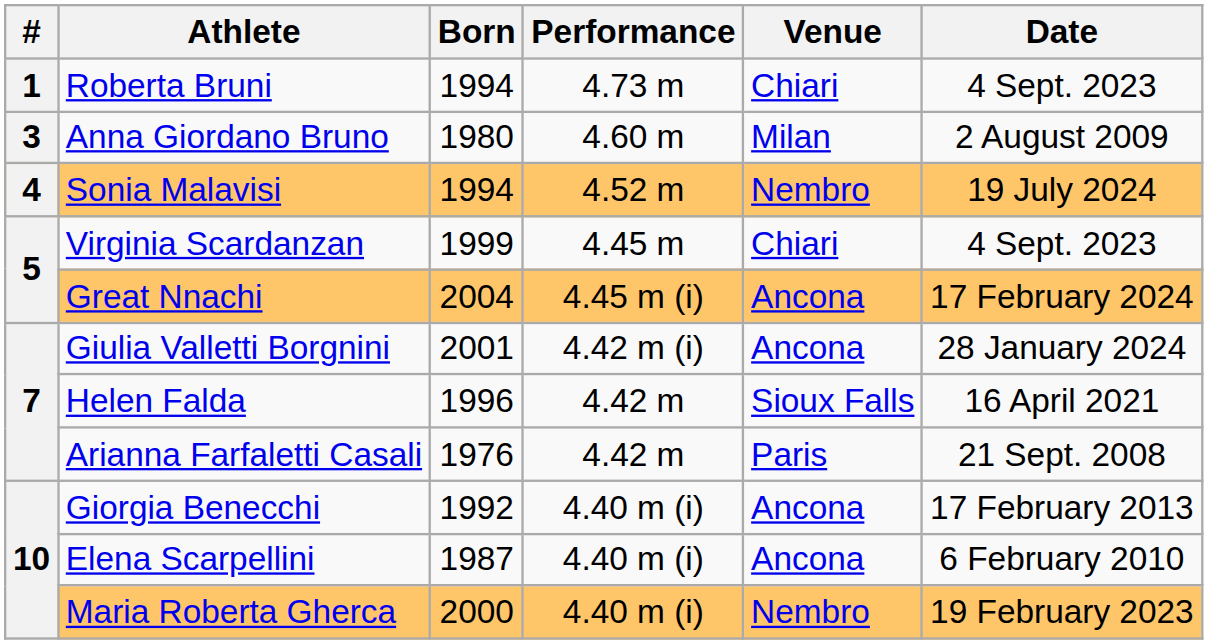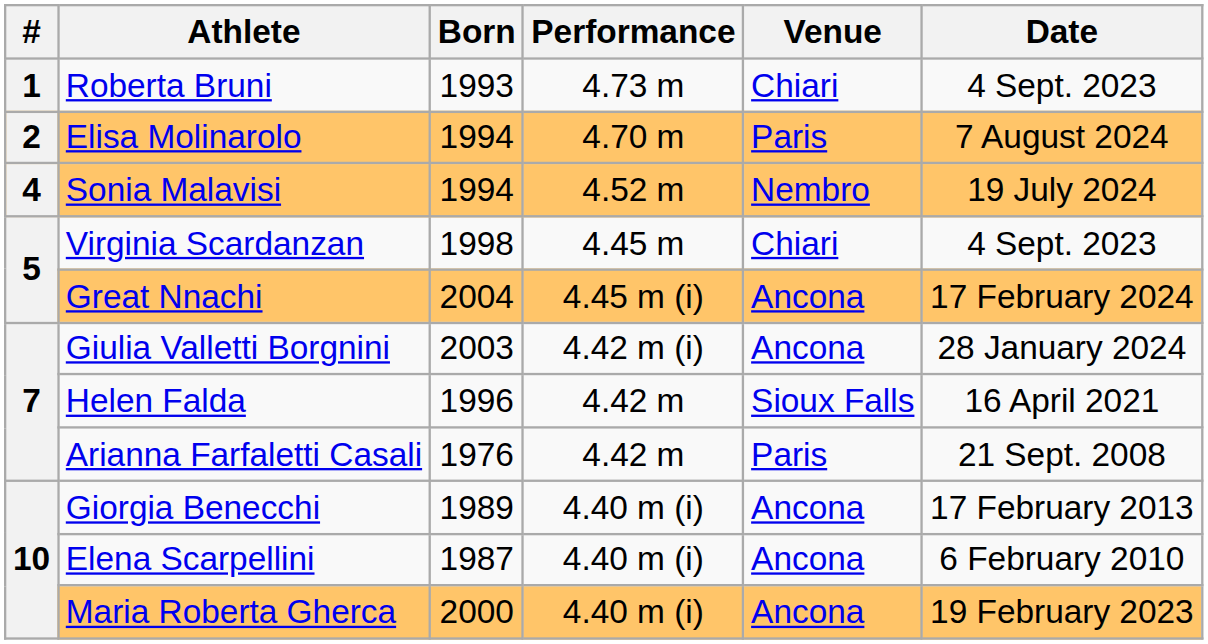(477, 85) 1994 -> (477, 85) 1993
+ row: (184, 138)
- row: (227, 138)
(477, 243) 1999 -> (477, 243) 1998
(477, 349) 2001 -> (477, 349) 2003
(477, 507) 1992 -> (477, 507) 1989
(810, 613) Nembro -> (808, 613) Ancona
